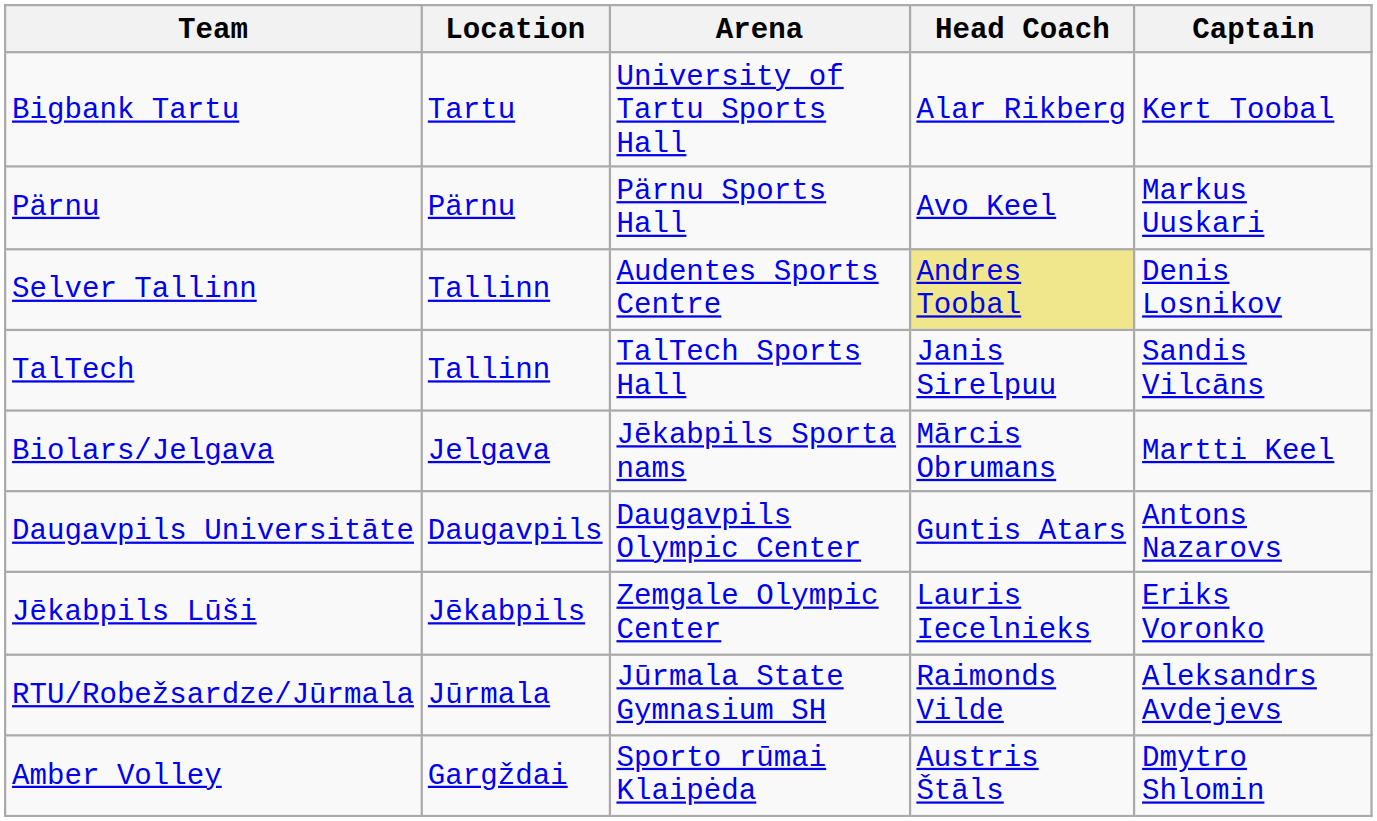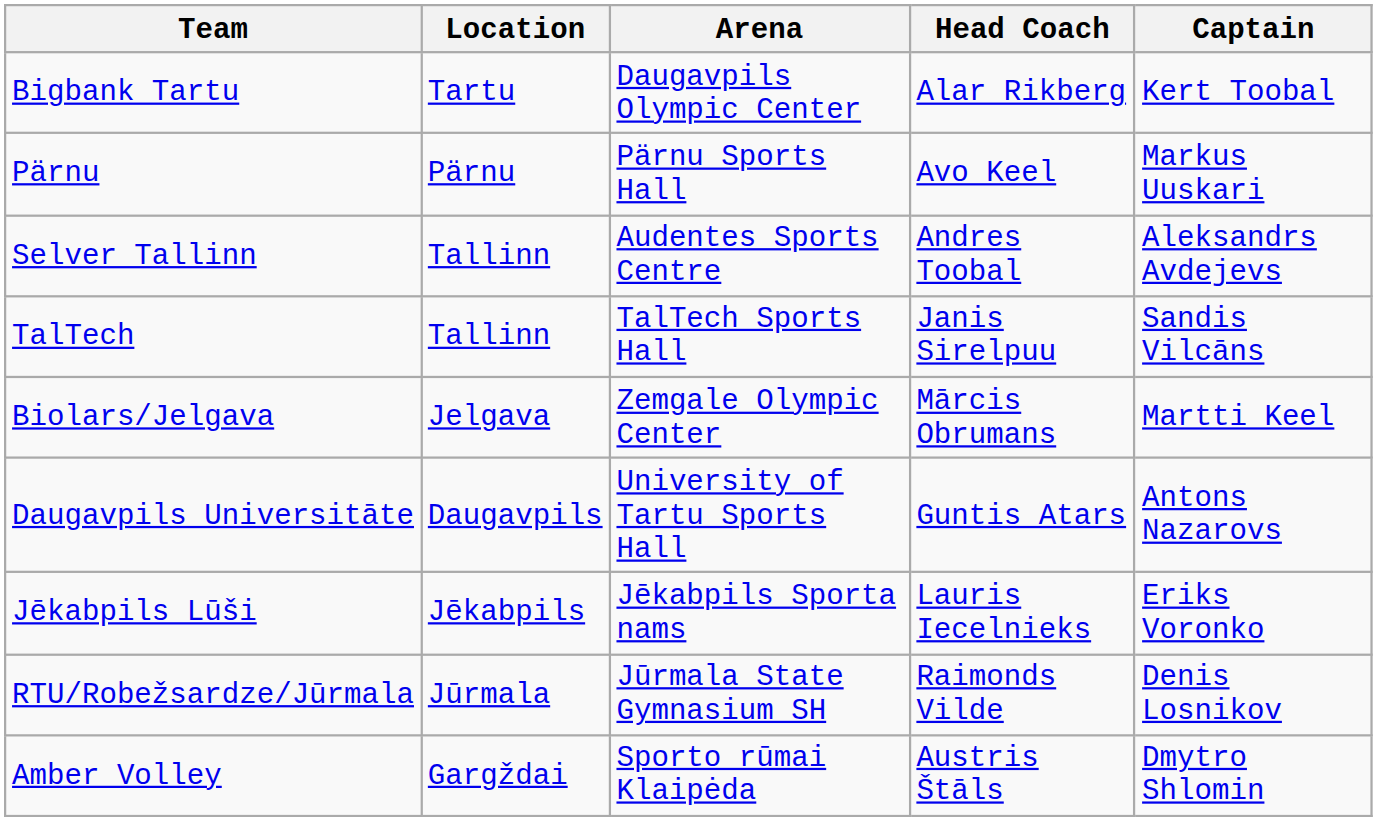(730, 110) University of Tartu Sports Hall -> (739, 93) Daugavpils Olympic Center
(969, 289) khaki background -> (969, 255) no background
(1212, 289) Denis Losnikov -> (1229, 255) Aleksandrs Avdejevs
(756, 451) Jēkabpils Sporta nams -> (748, 417) Zemgale Olympic Center
(739, 532) Daugavpils Olympic Center -> (730, 515) University of Tartu Sports Hall
(748, 613) Zemgale Olympic Center -> (756, 613) Jēkabpils Sporta nams
(1229, 694) Aleksandrs Avdejevs -> (1212, 694) Denis Losnikov
